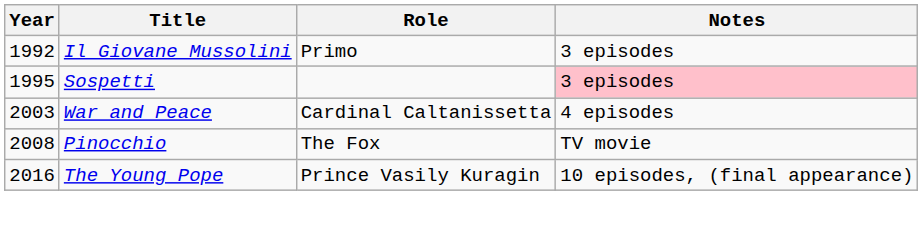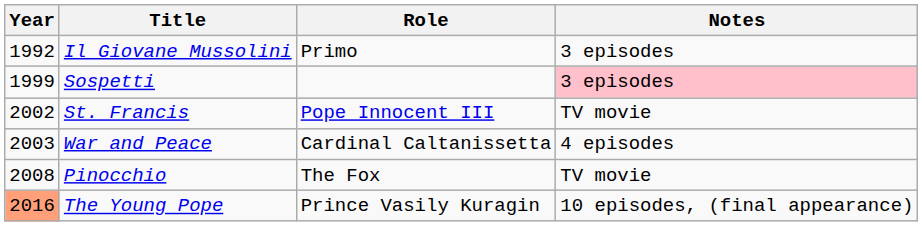(32, 82) 1995 -> (32, 82) 1999
+ row: (127, 113)
(32, 175) no background -> (32, 206) lightsalmon background
